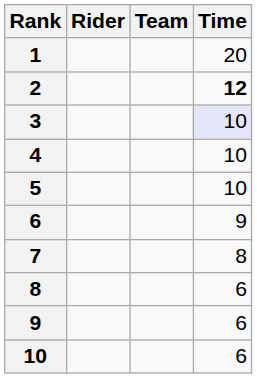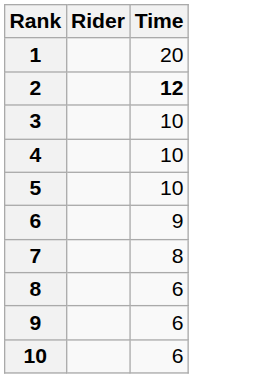- column: (161, 21)
(235, 121) lavender background -> (172, 121) no background
